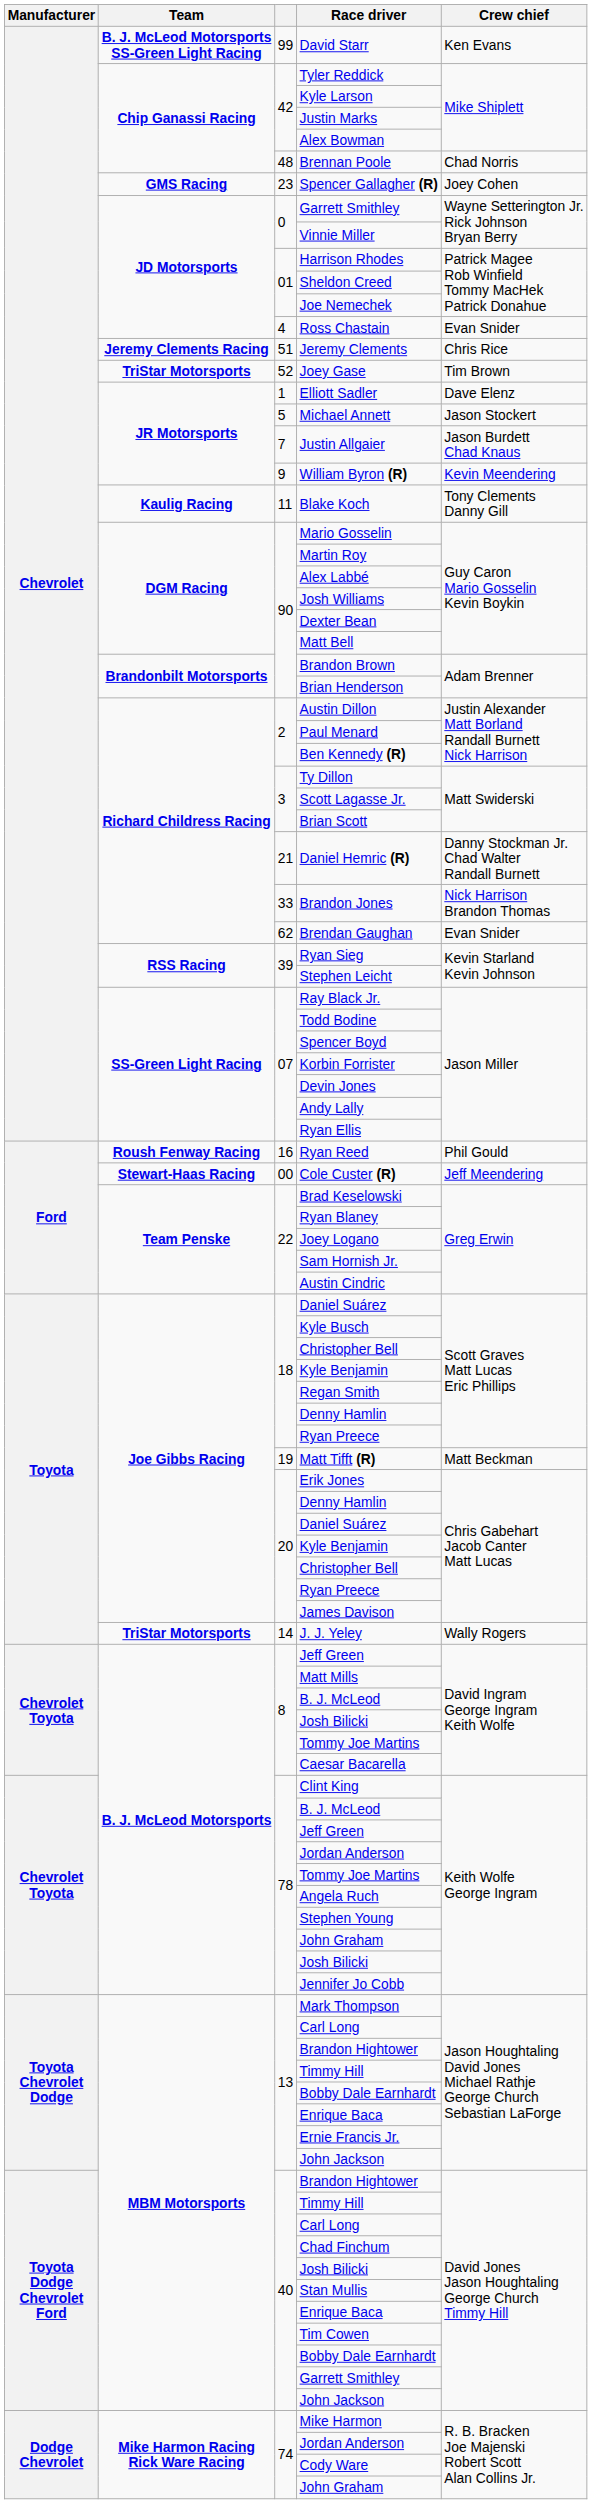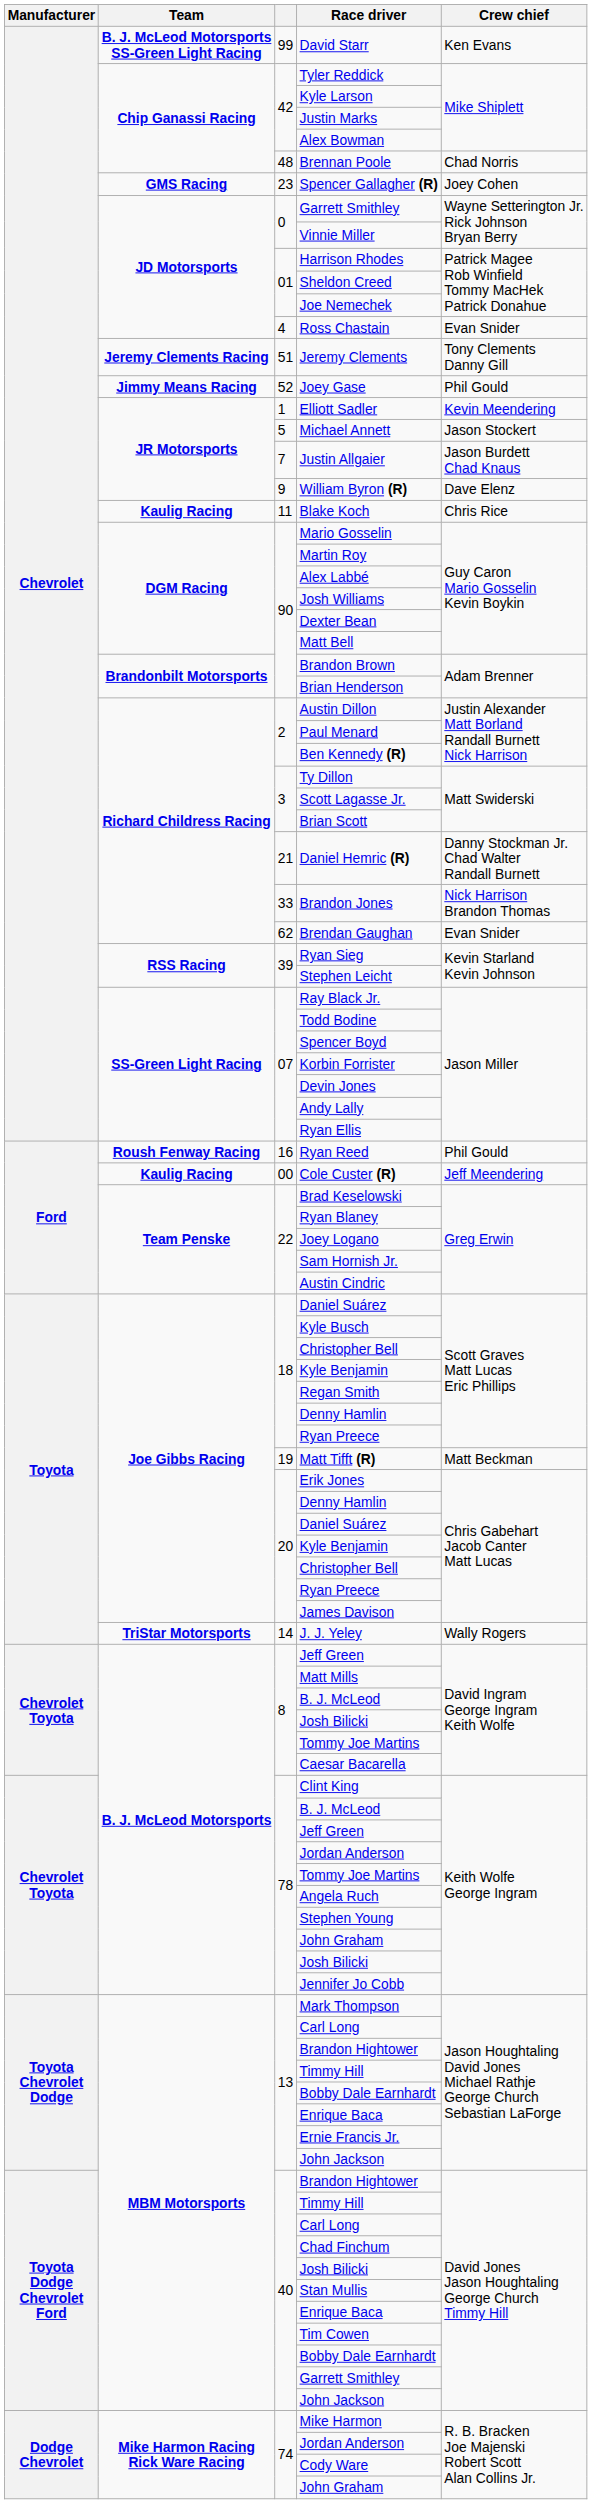(476, 349) Chris Rice -> (490, 357) Tony Clements Danny Gill
(187, 371) TriStar Motorsports -> (186, 387) Jimmy Means Racing
(477, 371) Tim Brown -> (476, 387) Phil Gould
(480, 393) Dave Elenz -> (500, 409) Kevin Meendering
(500, 474) Kevin Meendering -> (480, 490) Dave Elenz
(490, 504) Tony Clements Danny Gill -> (476, 512) Chris Rice
(186, 1174) Stewart-Haas Racing -> (187, 1174) Kaulig Racing
